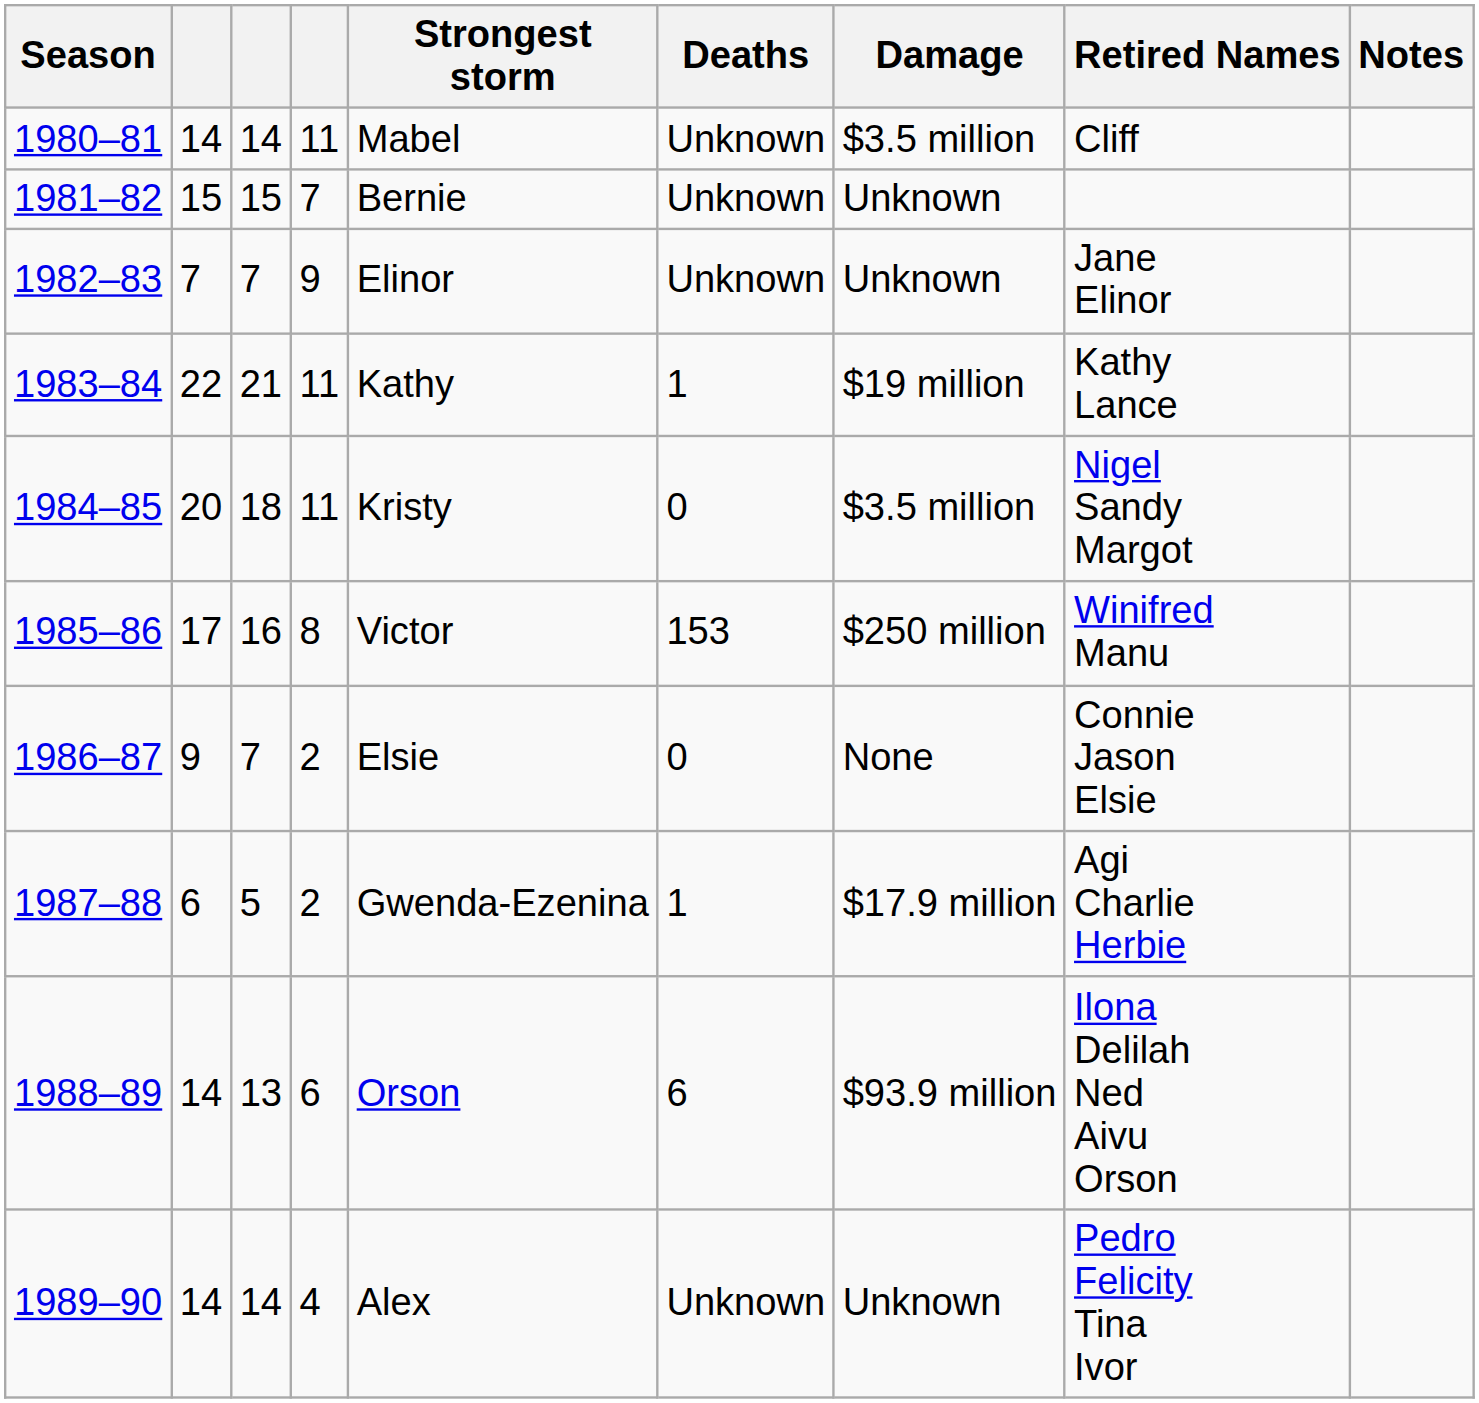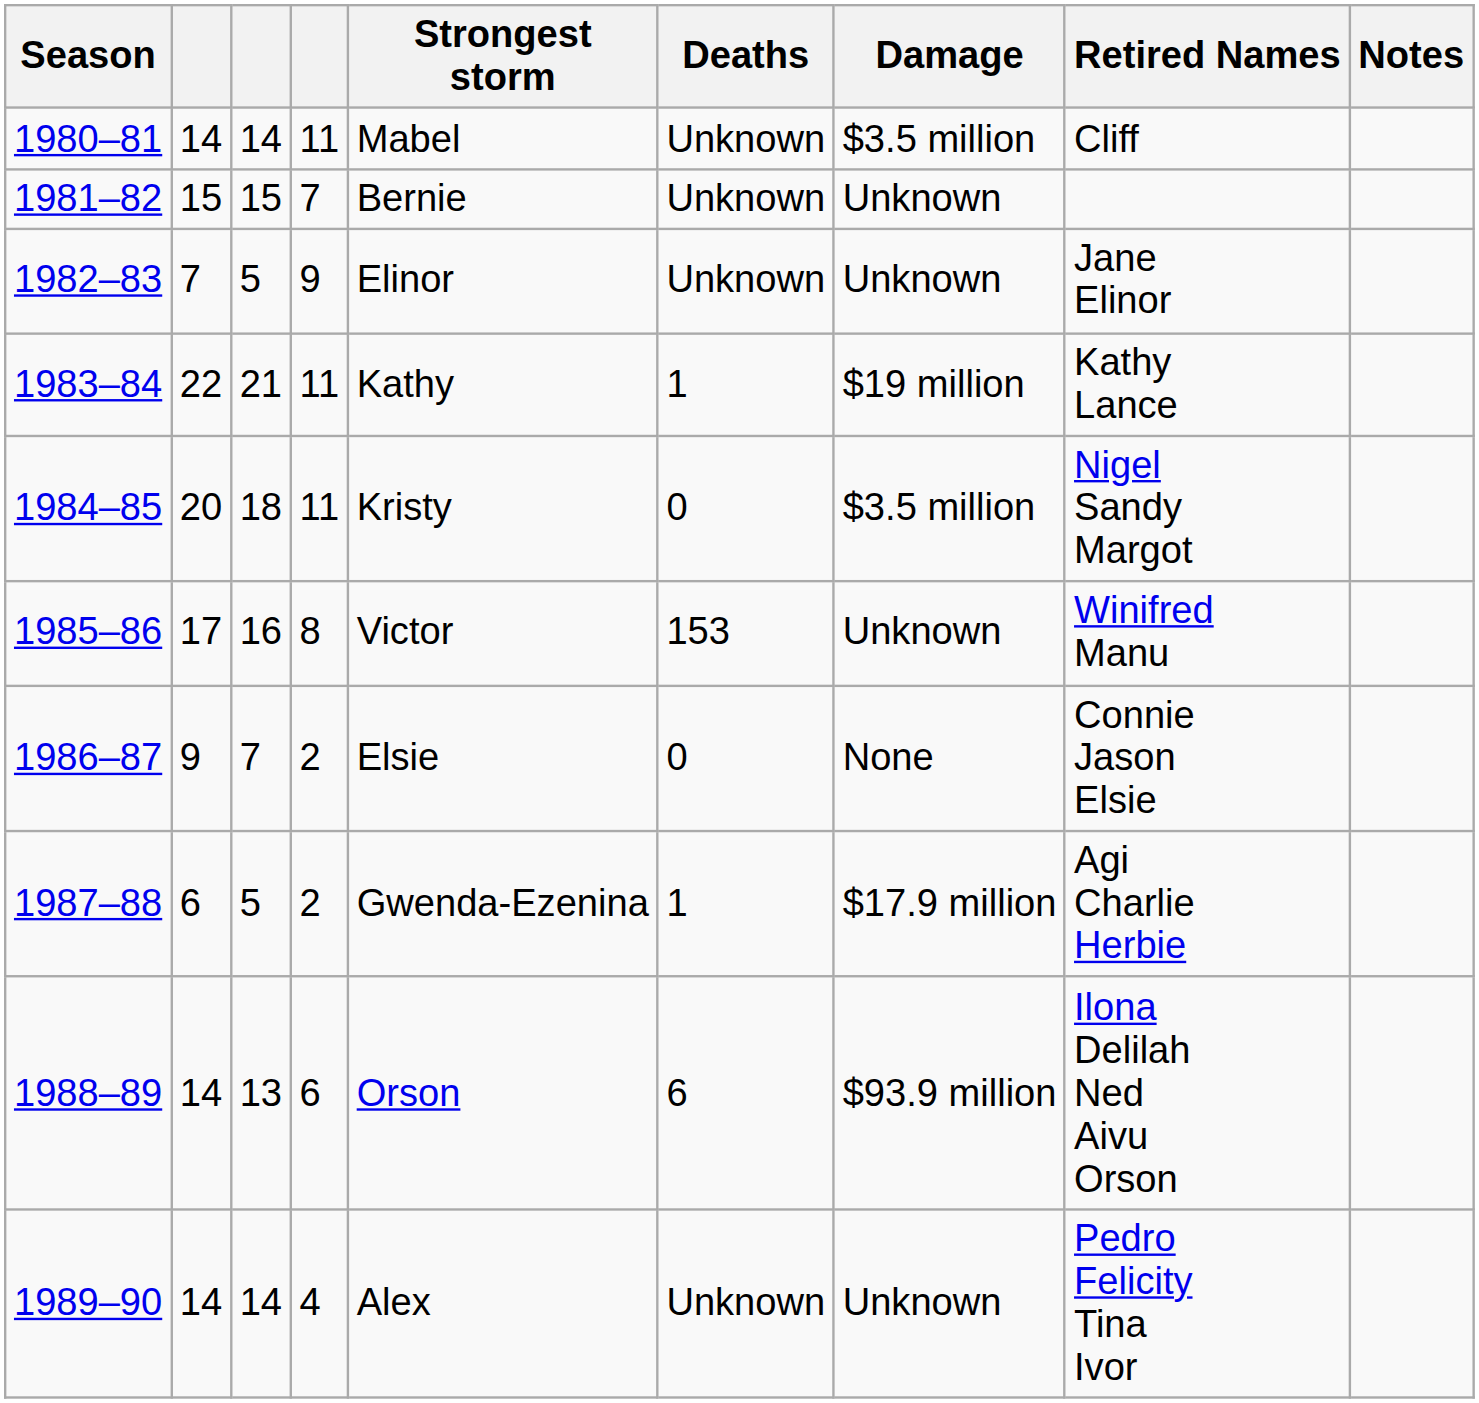(250, 280) 7 -> (250, 280) 5
(944, 632) $250 million -> (922, 632) Unknown
